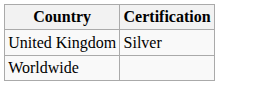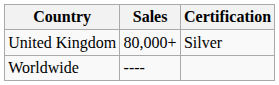+ column: (150, 17)
